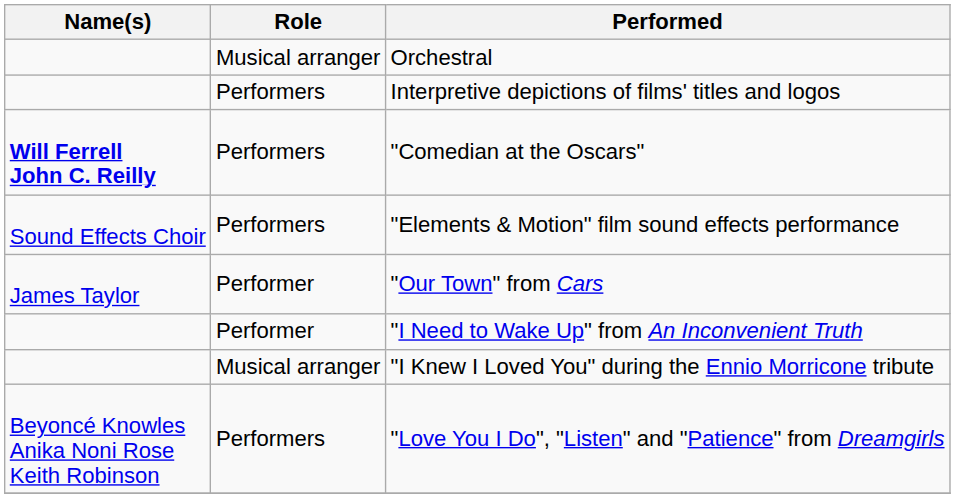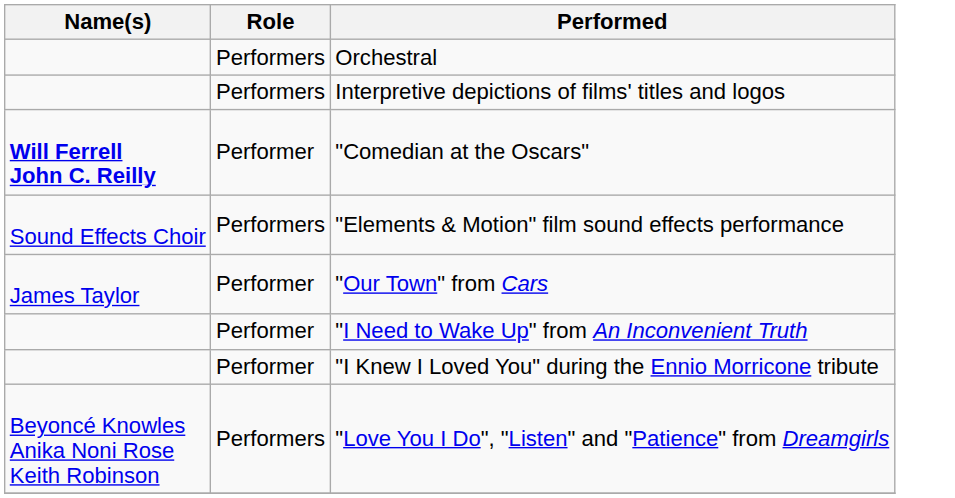(298, 57) Musical arranger -> (271, 57) Performers
(271, 151) Performers -> (265, 151) Performer
(298, 366) Musical arranger -> (265, 366) Performer
